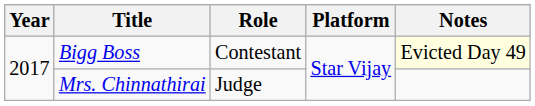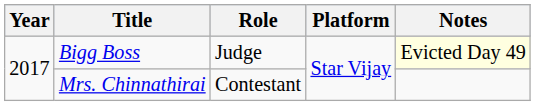(258, 52) Contestant -> (238, 52) Judge
(238, 84) Judge -> (258, 84) Contestant
